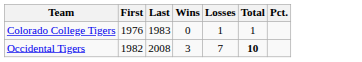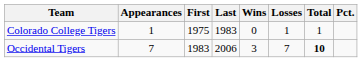+ column: (151, 13)
(132, 30) 1976 -> (198, 30) 1975
(132, 48) 1982 -> (198, 48) 1983
(159, 48) 2008 -> (226, 48) 2006
